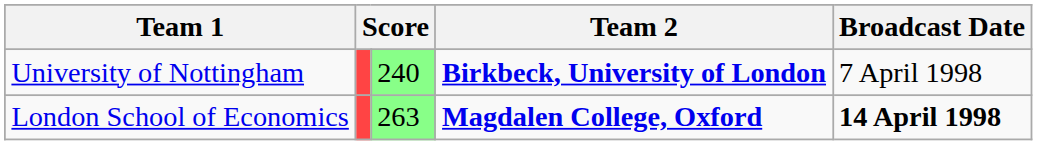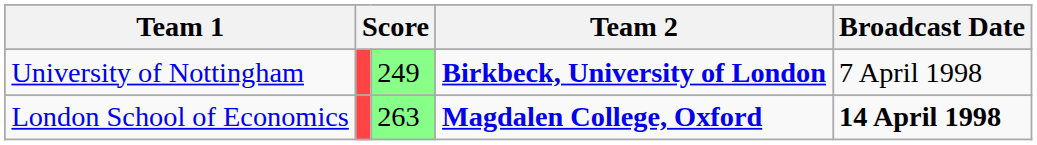(398, 71) 240 -> (398, 71) 249
